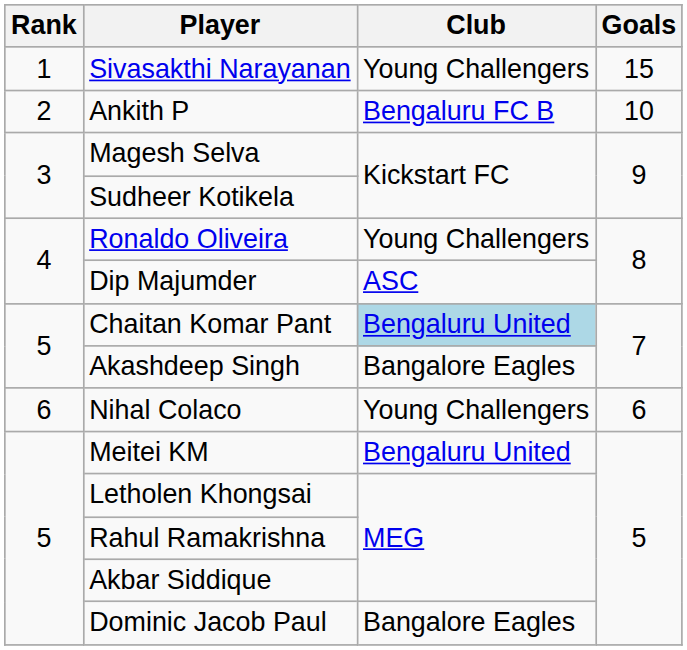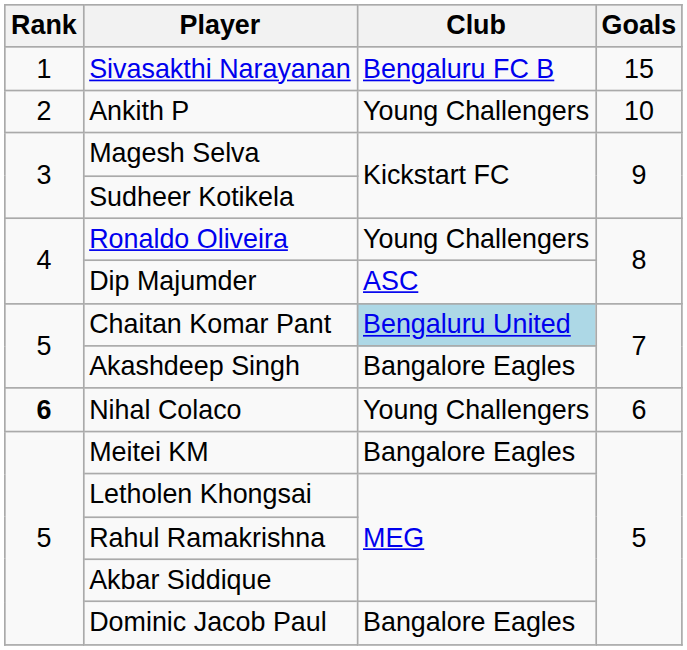(476, 68) Young Challengers -> (459, 68) Bengaluru FC B
(459, 111) Bengaluru FC B -> (476, 111) Young Challengers
(44, 409) normal -> (44, 409) bold
(467, 452) Bengaluru United -> (469, 452) Bangalore Eagles
